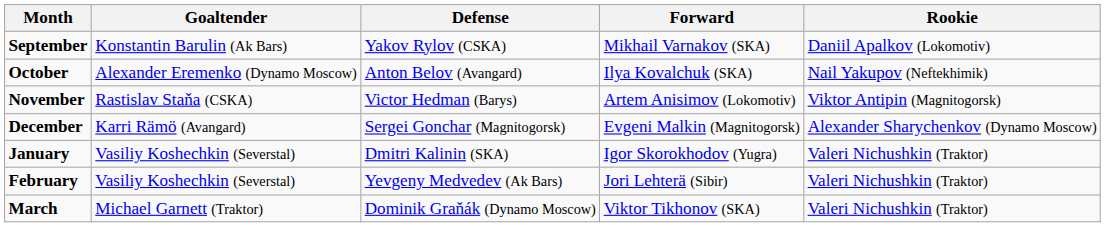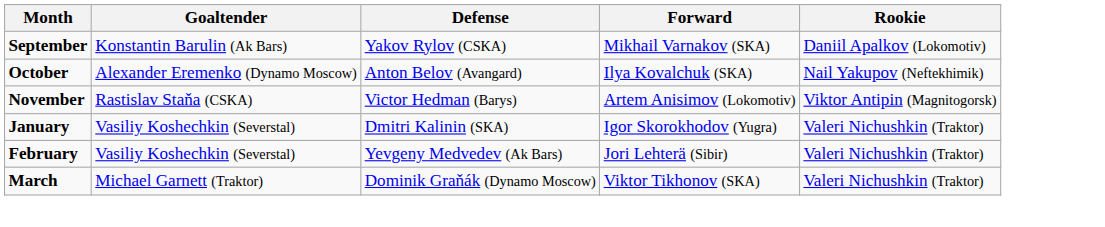- row: (46, 126)
